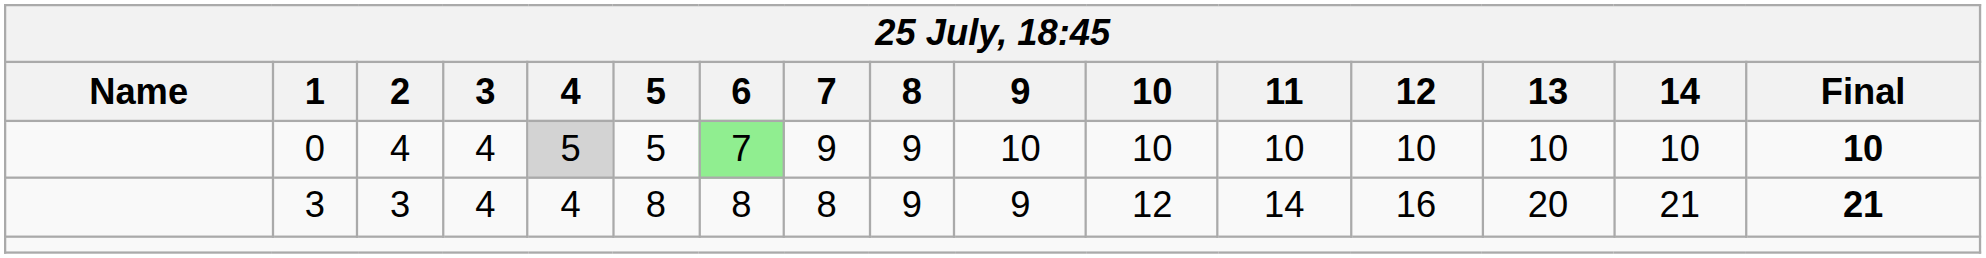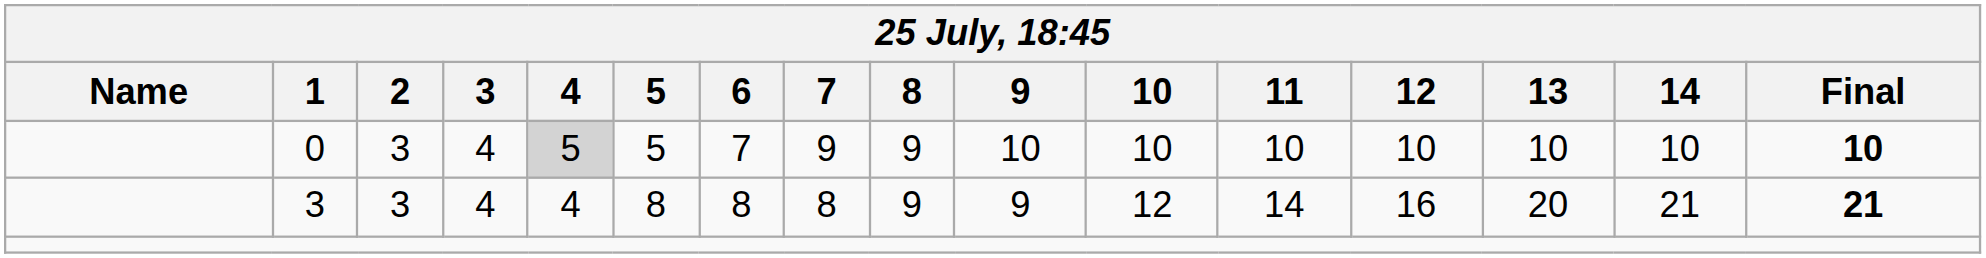(400, 148) 4 -> (400, 148) 3
(741, 148) lightgreen background -> (741, 148) no background
